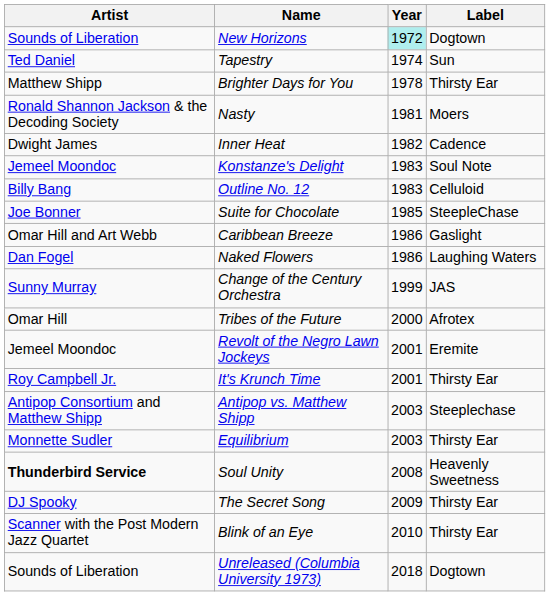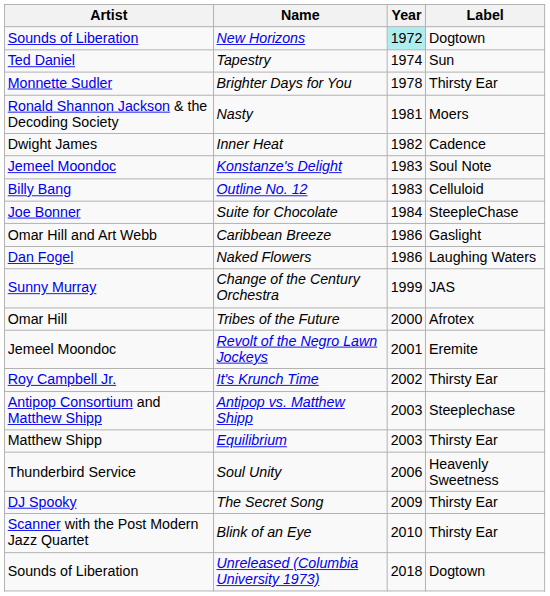(55, 83) Matthew Shipp -> (60, 83) Monnette Sudler
(407, 212) 1985 -> (407, 212) 1984
(407, 380) 2001 -> (407, 380) 2002
(60, 441) Monnette Sudler -> (55, 441) Matthew Shipp
(77, 471) bold -> (72, 471) normal
(407, 471) 2008 -> (407, 471) 2006
